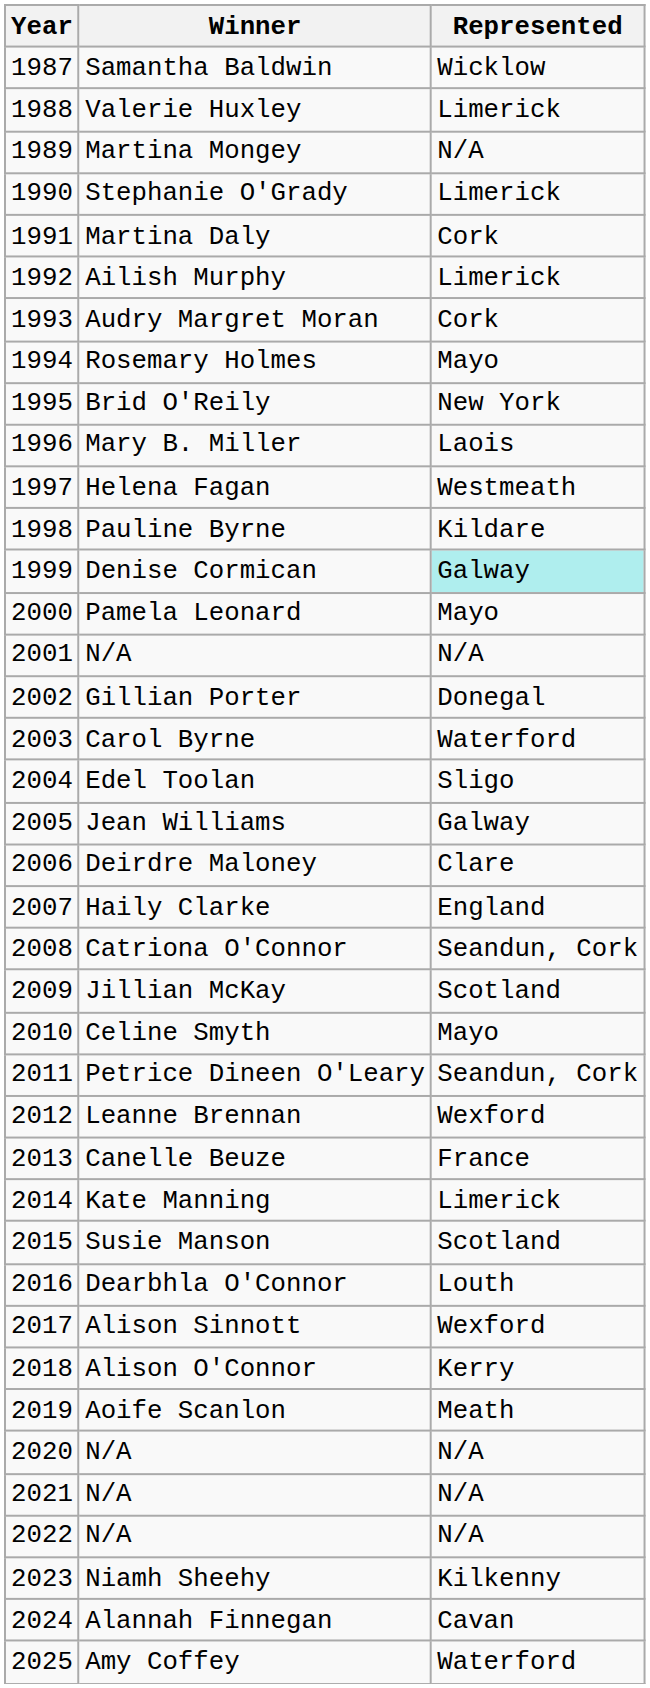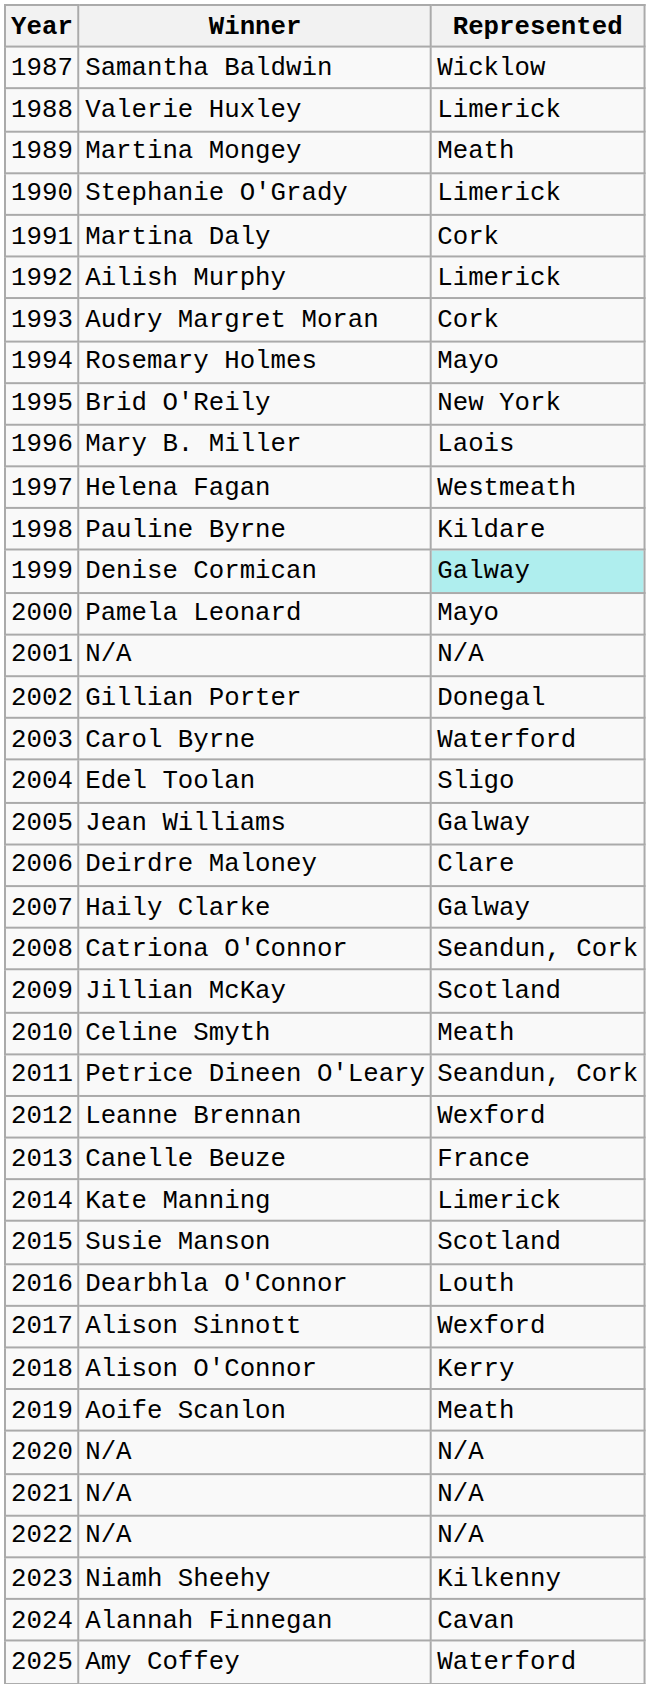(460, 152) N/A -> (476, 152) Meath
(491, 907) England -> (484, 907) Galway
(468, 1033) Mayo -> (476, 1033) Meath
